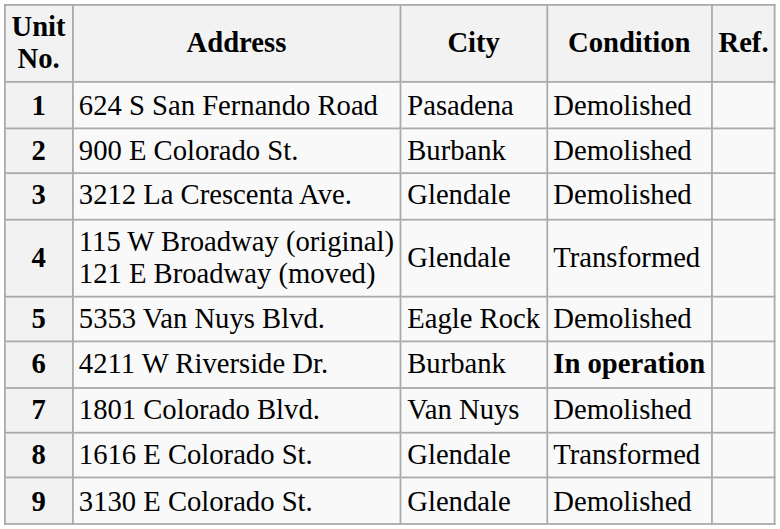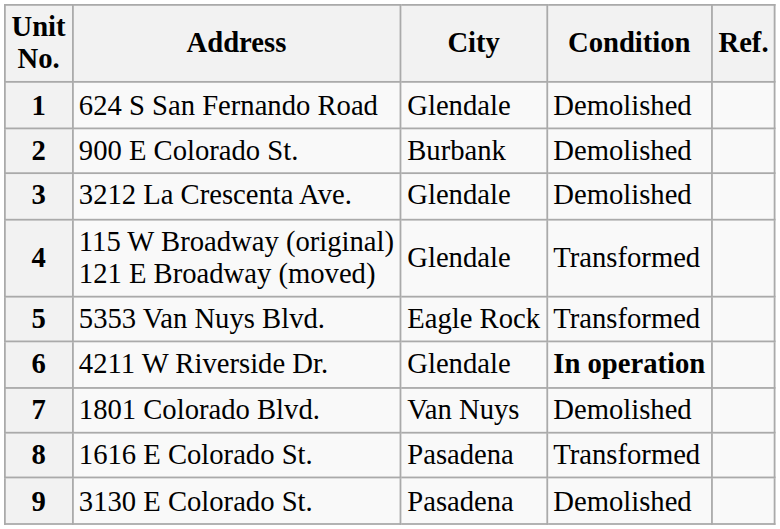(461, 104) Pasadena -> (459, 104) Glendale
(622, 318) Demolished -> (627, 318) Transformed
(457, 364) Burbank -> (459, 364) Glendale
(459, 455) Glendale -> (461, 455) Pasadena
(459, 500) Glendale -> (461, 500) Pasadena
